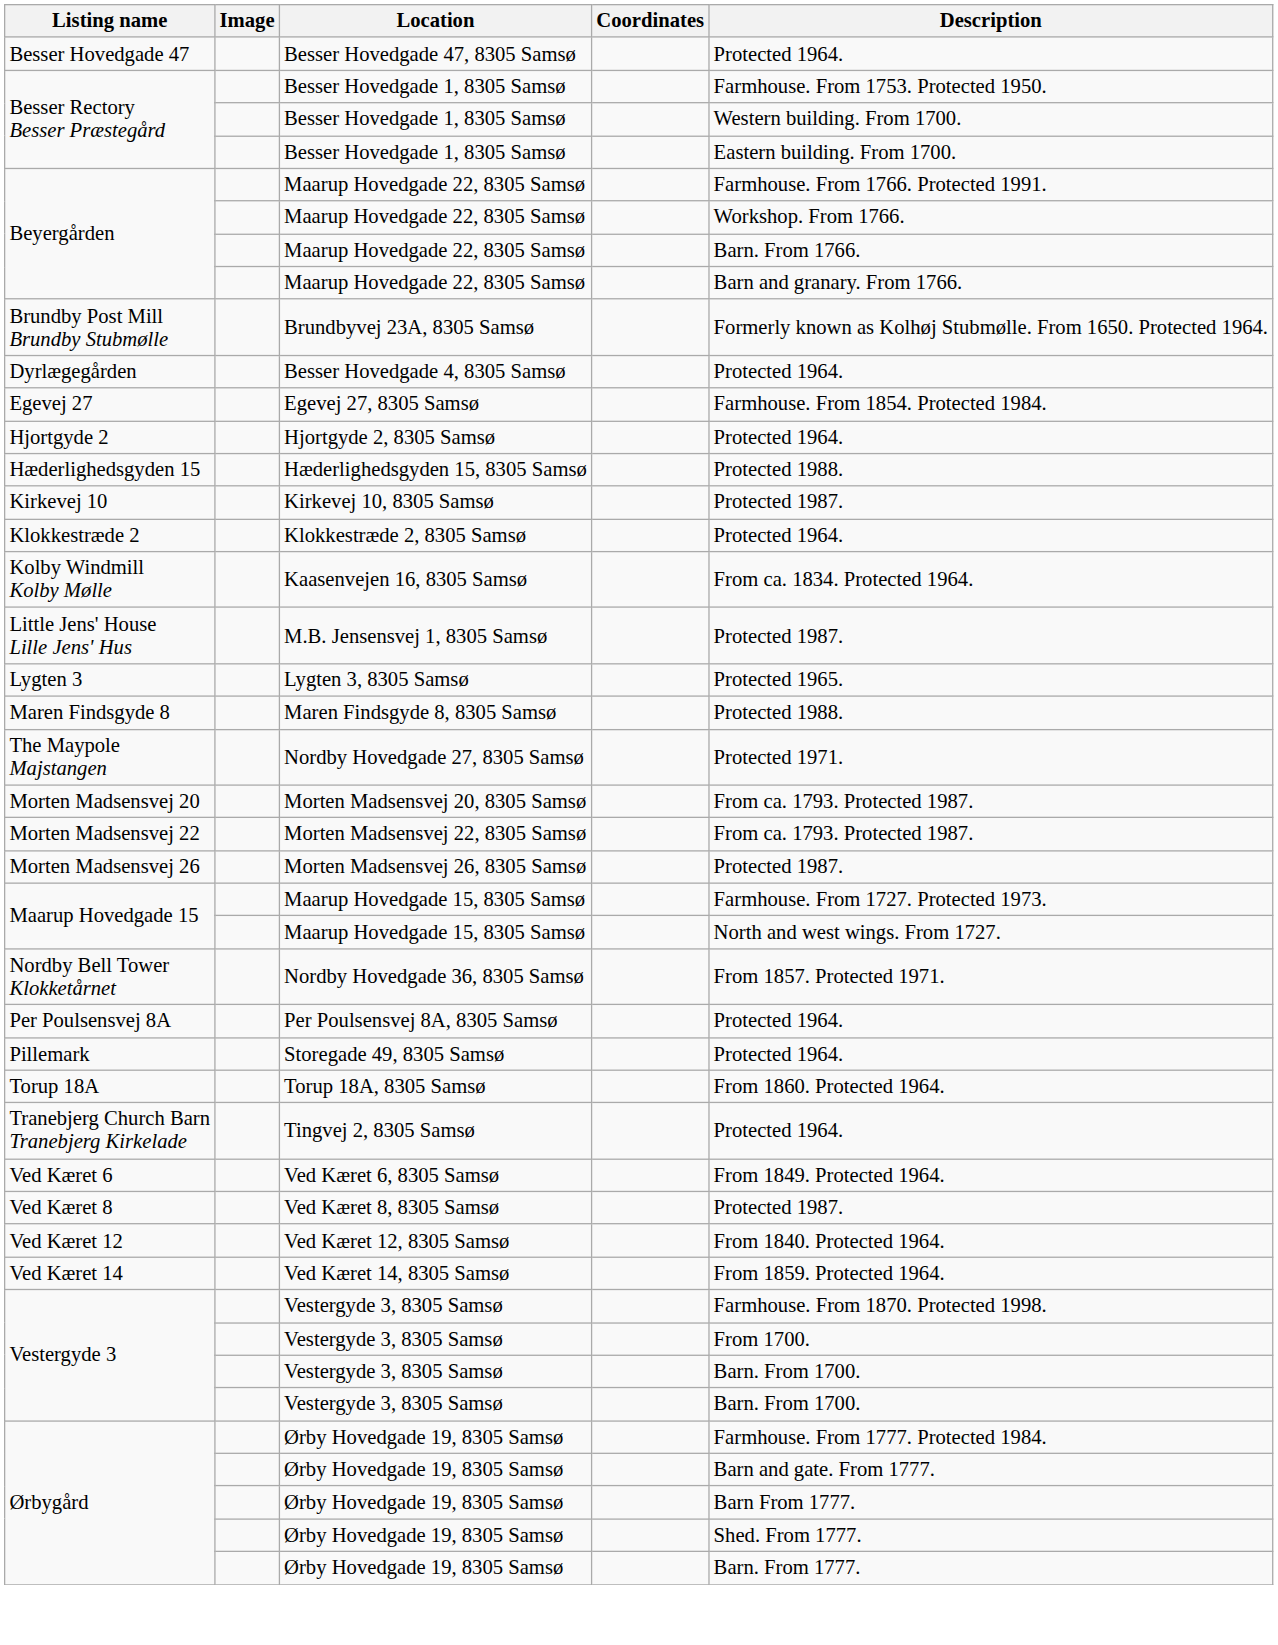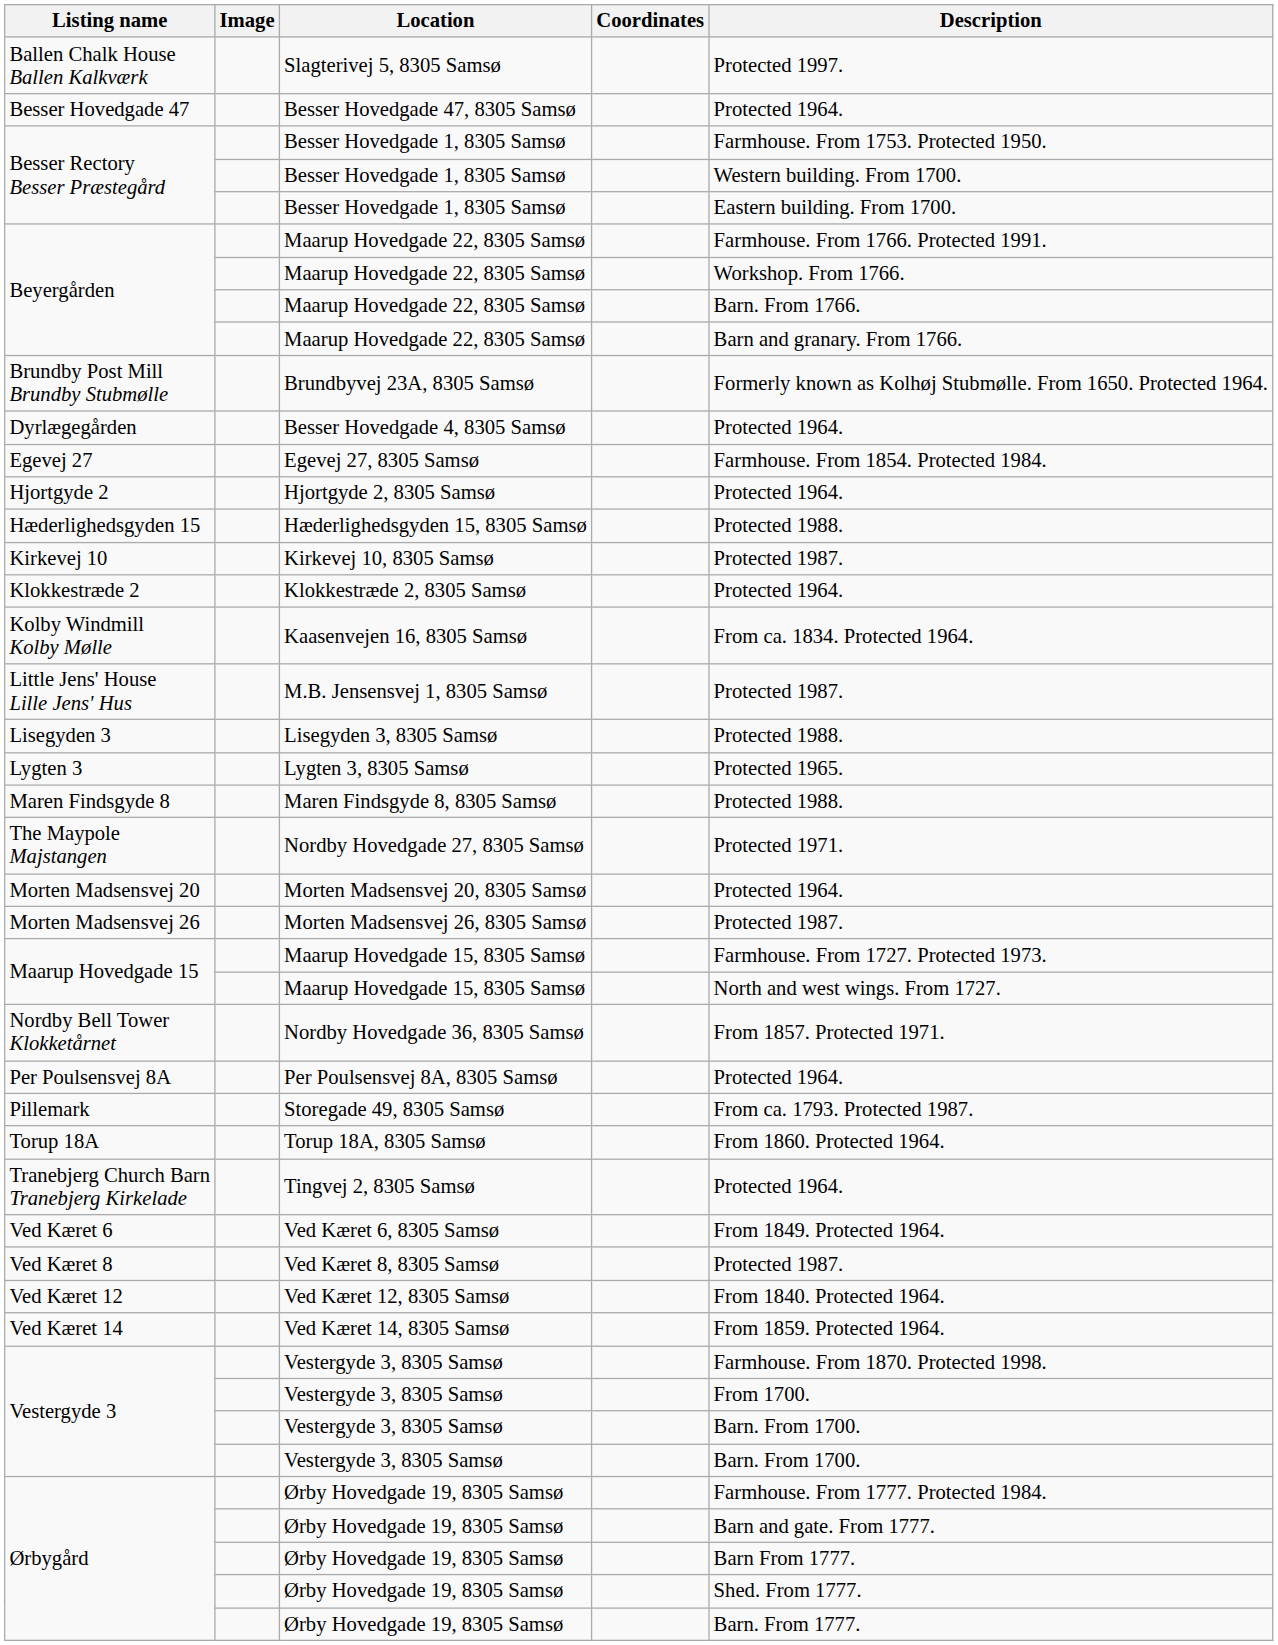+ row: (93, 65)
+ row: (60, 735)
(843, 801) From ca. 1793. Protected 1987. -> (778, 889) Protected 1964.
- row: (105, 833)
(778, 1053) Protected 1964. -> (843, 1109) From ca. 1793. Protected 1987.
